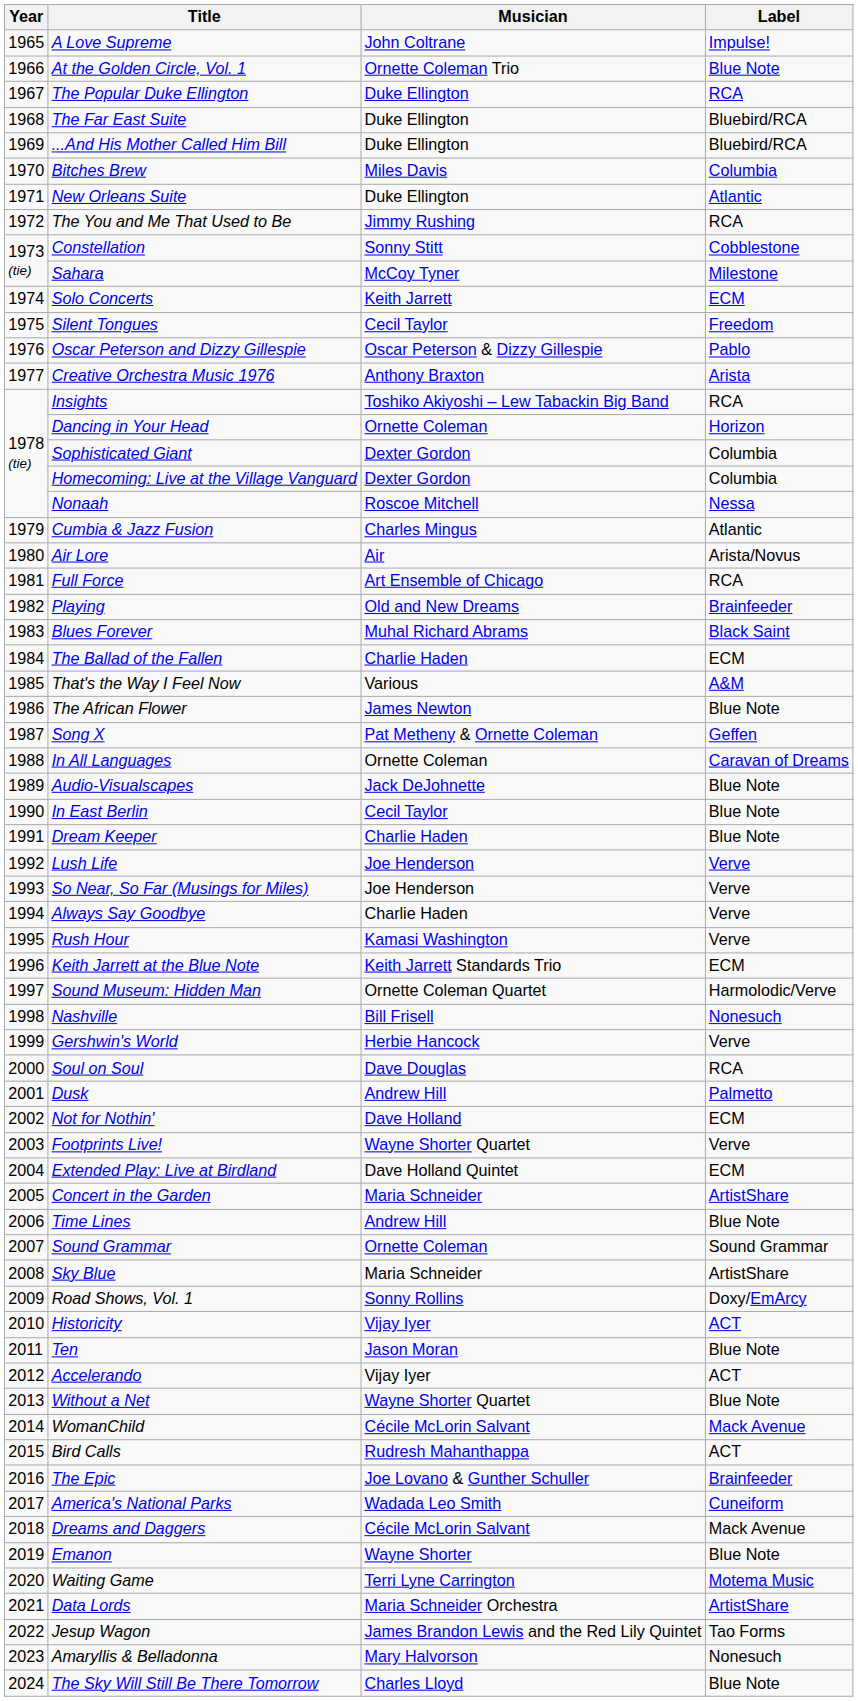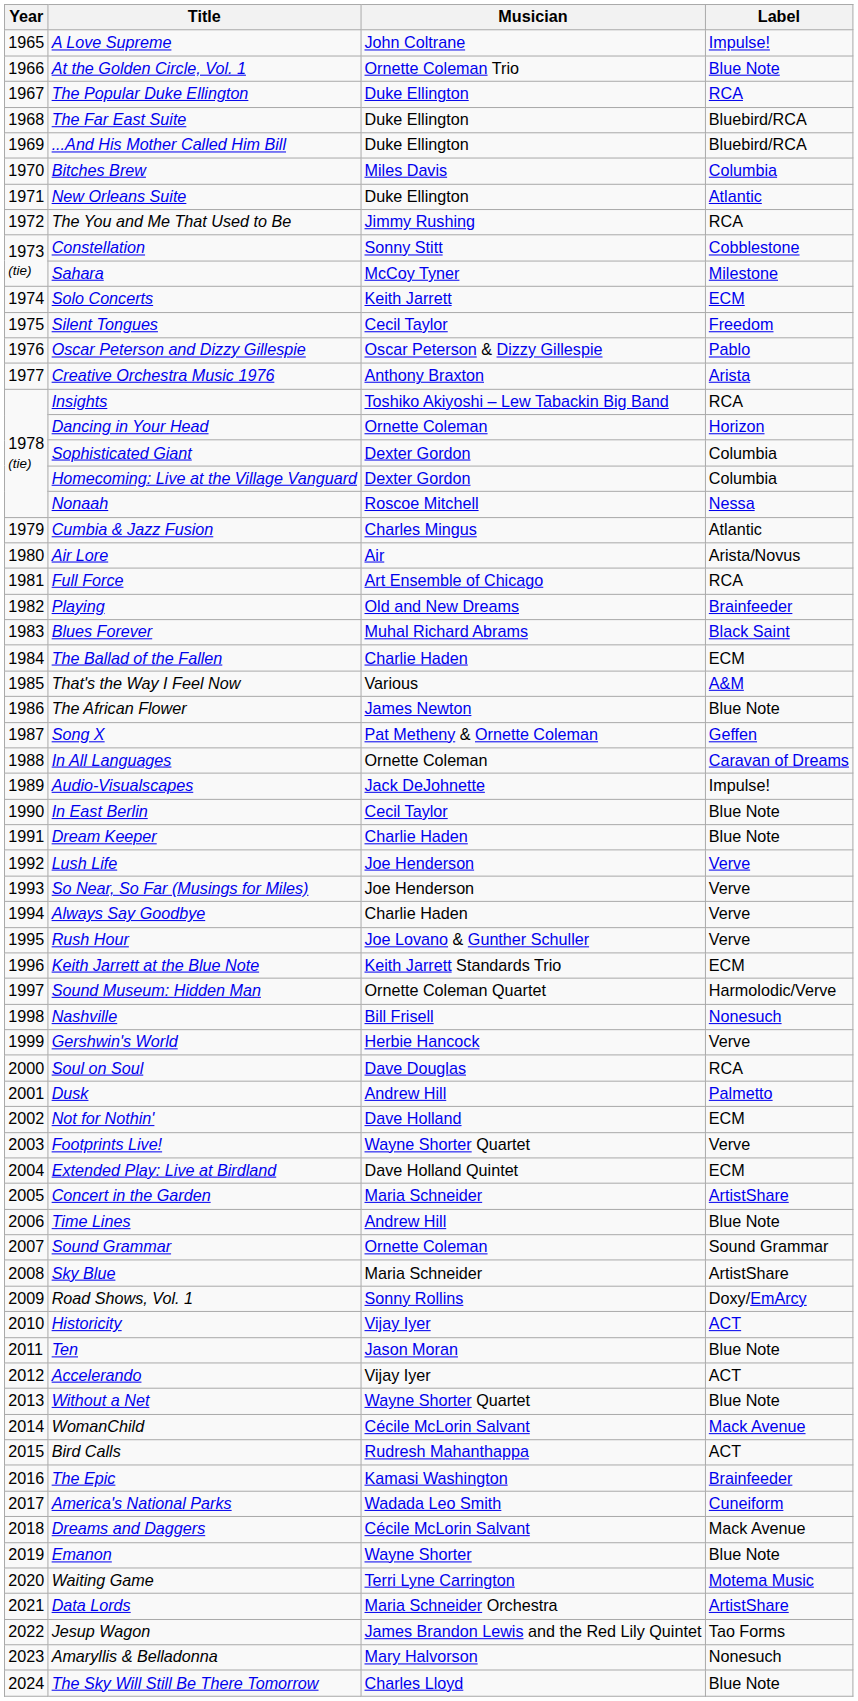(744, 786) Blue Note -> (739, 786) Impulse!
(436, 939) Kamasi Washington -> (477, 939) Joe Lovano & Gunther Schuller
(477, 1478) Joe Lovano & Gunther Schuller -> (436, 1478) Kamasi Washington
